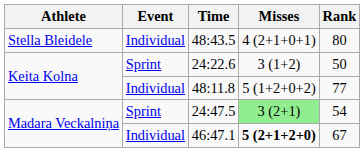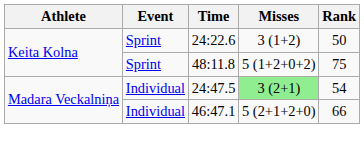- row: (214, 40)
(155, 88) Individual -> (143, 64) Sprint
(339, 88) 77 -> (339, 64) 75
(143, 111) Sprint -> (155, 88) Individual
(279, 135) bold -> (279, 111) normal
(339, 135) 67 -> (339, 111) 66
